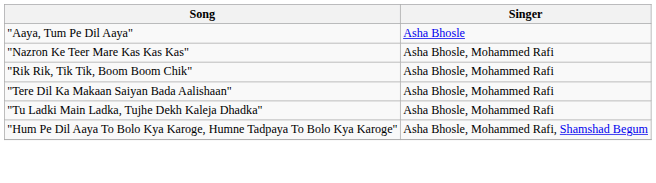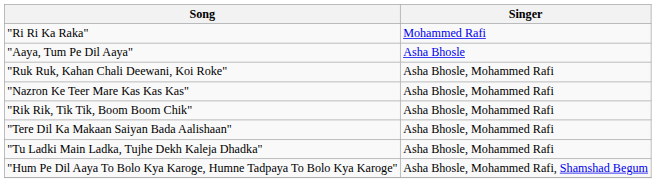+ row: (48, 33)
+ row: (117, 71)
